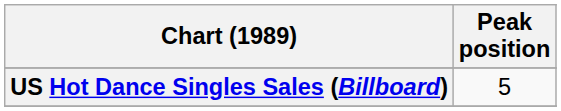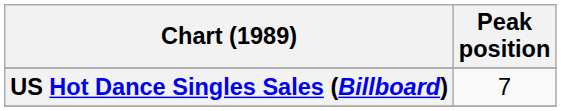(505, 86) 5 -> (505, 86) 7
